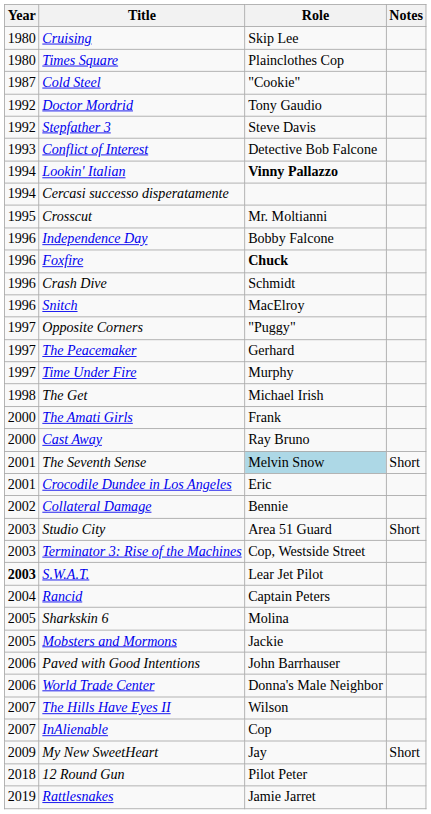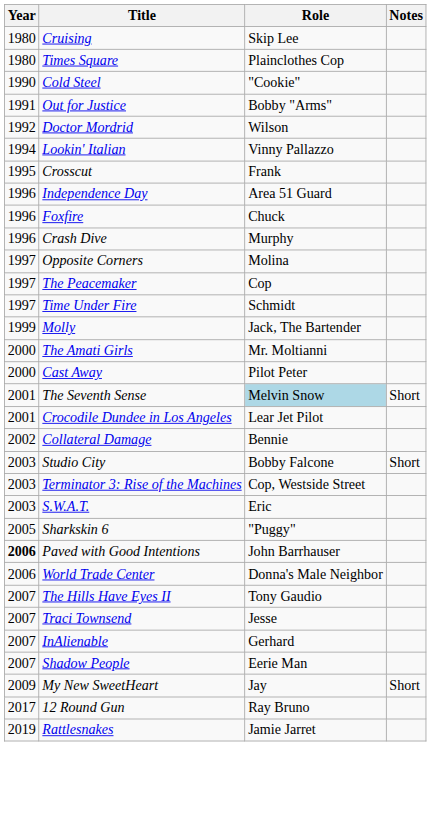(22, 82) 1987 -> (22, 82) 1990
+ row: (84, 104)
(285, 104) Tony Gaudio -> (268, 127) Wilson
- row: (77, 127)
- row: (95, 149)
(293, 171) bold -> (291, 149) normal
- row: (136, 194)
(288, 216) Mr. Moltianni -> (265, 171) Frank
(291, 238) Bobby Falcone -> (290, 194) Area 51 Guard
(268, 261) bold -> (267, 216) normal
(272, 283) Schmidt -> (271, 238) Murphy
- row: (60, 305)
(272, 328) "Puggy" -> (268, 261) Molina
(271, 350) Gerhard -> (260, 283) Cop
(271, 372) Murphy -> (272, 305) Schmidt
- row: (65, 395)
+ row: (59, 328)
(265, 417) Frank -> (288, 350) Mr. Moltianni
(279, 439) Ray Bruno -> (278, 372) Pilot Peter
(260, 484) Eric -> (286, 417) Lear Jet Pilot
(290, 529) Area 51 Guard -> (291, 462) Bobby Falcone
(22, 573) bold -> (22, 506) normal
(286, 573) Lear Jet Pilot -> (260, 506) Eric
- row: (62, 596)
(268, 618) Molina -> (272, 529) "Puggy"
- row: (110, 640)
(22, 663) normal -> (22, 551) bold
(268, 707) Wilson -> (285, 596) Tony Gaudio
+ row: (87, 618)
(260, 730) Cop -> (271, 640) Gerhard
+ row: (86, 663)
(22, 774) 2018 -> (22, 707) 2017
(278, 774) Pilot Peter -> (279, 707) Ray Bruno
